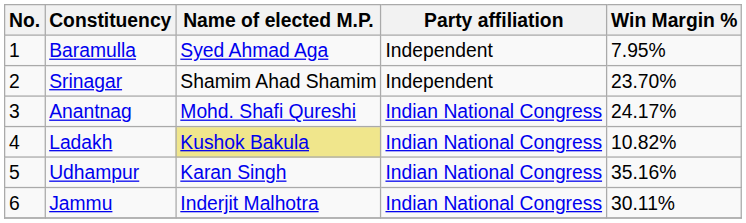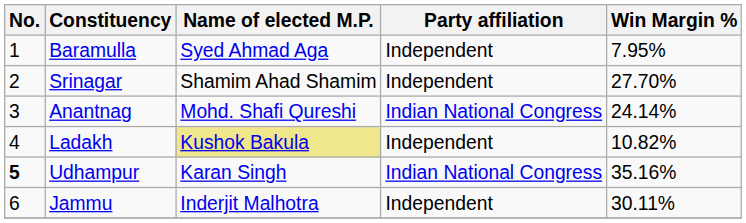(644, 81) 23.70% -> (644, 81) 27.70%
(644, 112) 24.17% -> (644, 112) 24.14%
(494, 142) Indian National Congress -> (439, 142) Independent
(14, 173) normal -> (14, 173) bold
(494, 203) Indian National Congress -> (439, 203) Independent
